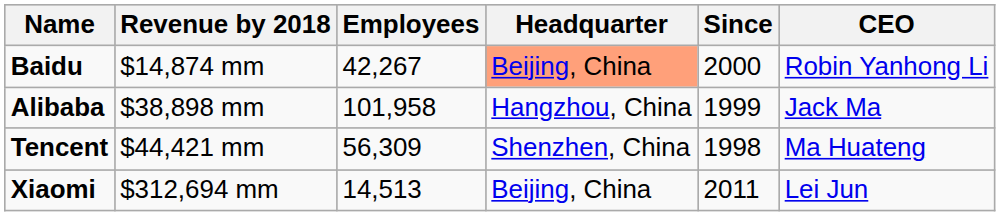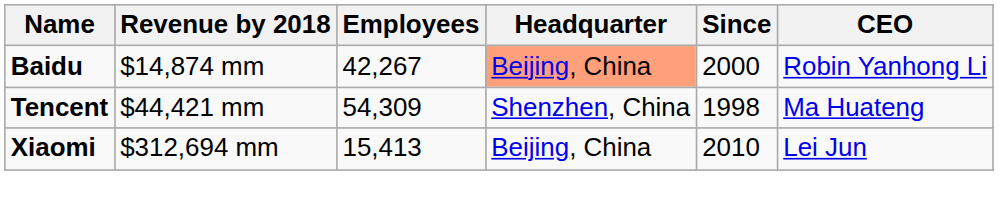- row: (58, 107)
(382, 148) 56,309 -> (382, 107) 54,309
(382, 189) 14,513 -> (382, 148) 15,413
(731, 189) 2011 -> (731, 148) 2010
